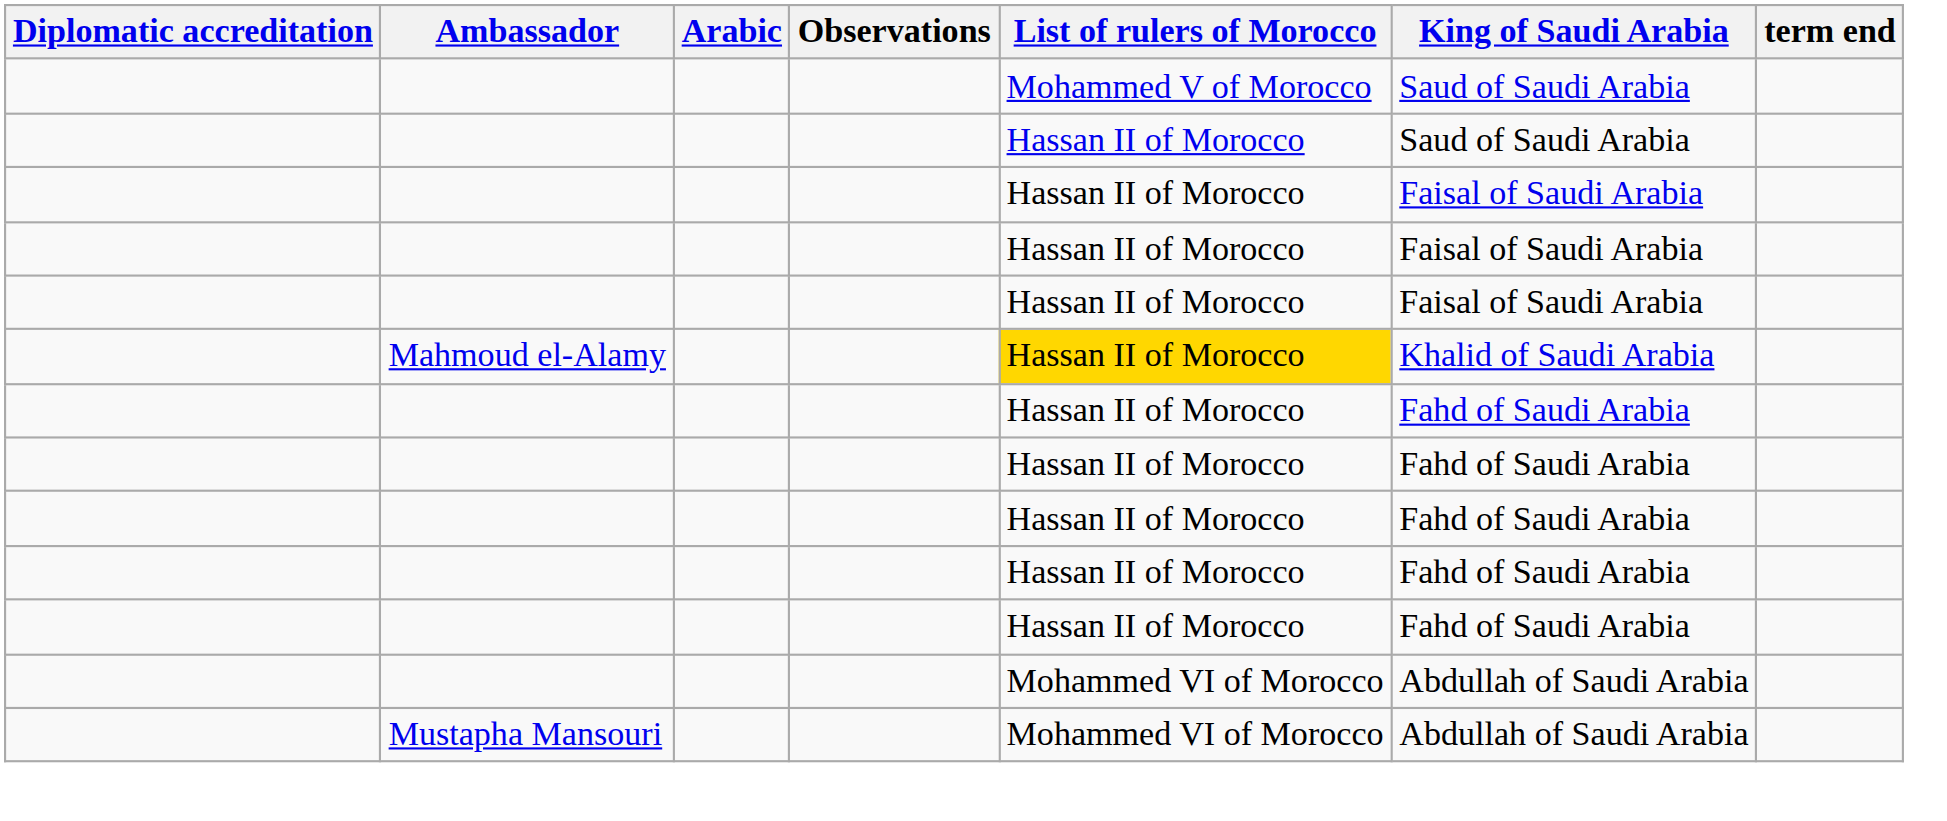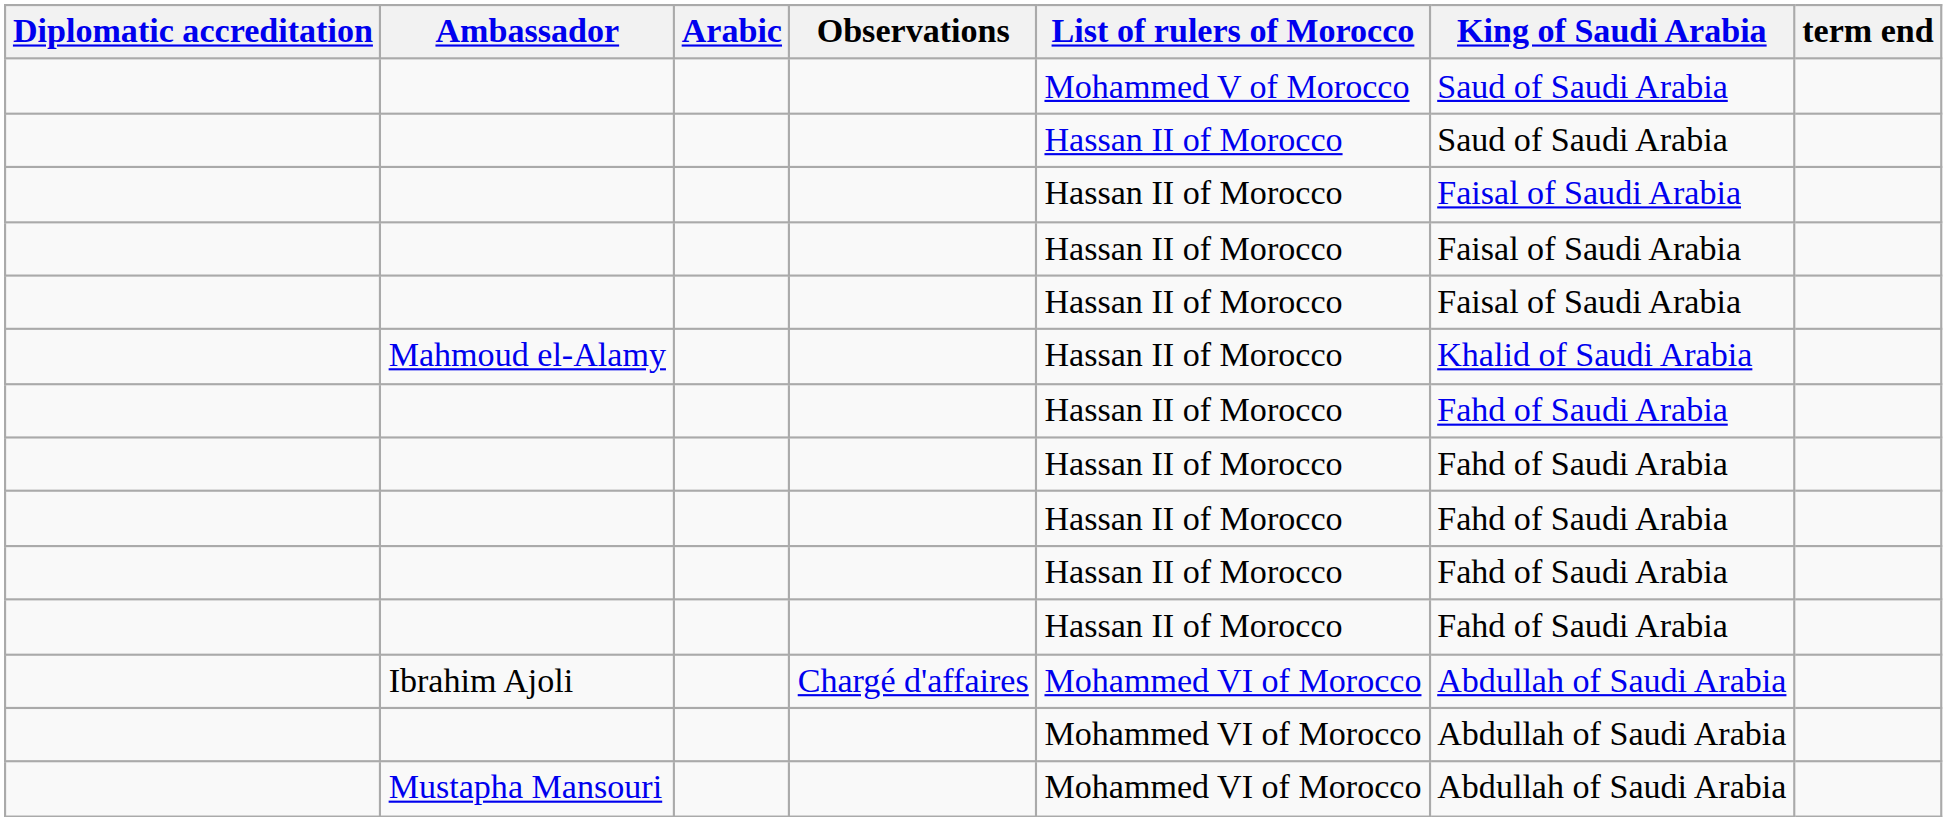(1156, 355) gold background -> (1194, 355) no background
+ row: (481, 680)
